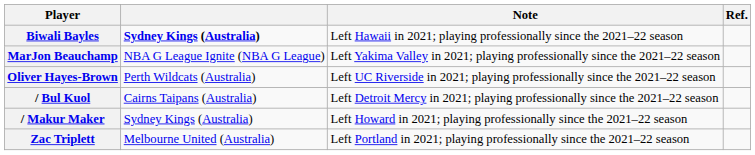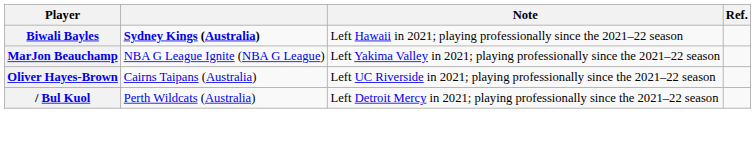(190, 77) Perth Wildcats (Australia) -> (190, 77) Cairns Taipans (Australia)
(190, 98) Cairns Taipans (Australia) -> (190, 98) Perth Wildcats (Australia)
- row: (63, 119)
- row: (63, 139)
